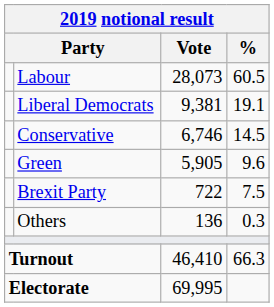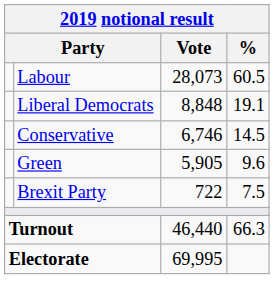(202, 105) 9,381 -> (202, 105) 8,848
- row: (42, 221)
(197, 258) 46,410 -> (197, 229) 46,440
